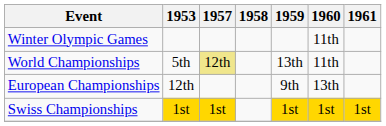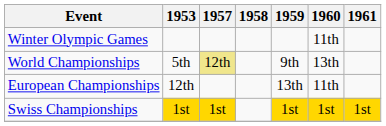(290, 62) 13th -> (290, 62) 9th
(326, 62) 11th -> (326, 62) 13th
(290, 86) 9th -> (290, 86) 13th
(326, 86) 13th -> (326, 86) 11th
